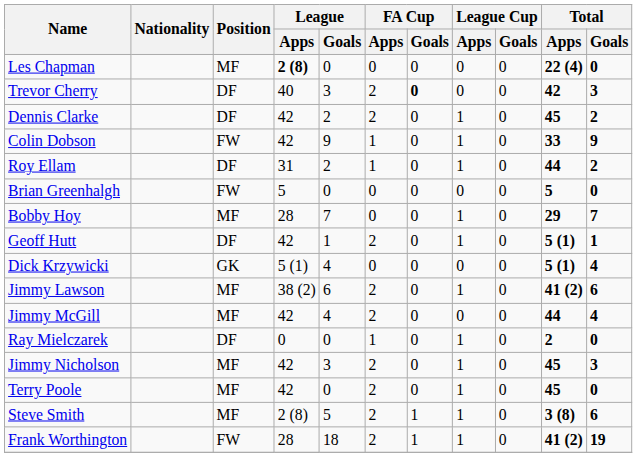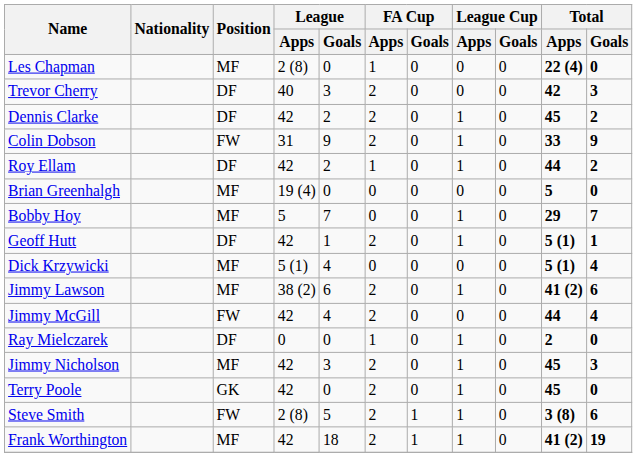(293, 66) bold -> (293, 66) normal
(372, 66) 0 -> (372, 66) 1
(415, 91) bold -> (415, 91) normal
(286, 141) 42 -> (286, 141) 31
(372, 141) 1 -> (372, 141) 2
(286, 166) 31 -> (286, 166) 42
(228, 191) FW -> (228, 191) MF
(282, 191) 5 -> (297, 191) 19 (4)
(286, 215) 28 -> (282, 215) 5
(228, 265) GK -> (228, 265) MF
(228, 315) MF -> (228, 315) FW
(228, 389) MF -> (228, 389) GK
(228, 414) MF -> (228, 414) FW
(228, 439) FW -> (228, 439) MF
(286, 439) 28 -> (286, 439) 42
